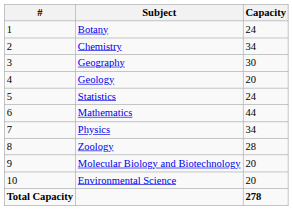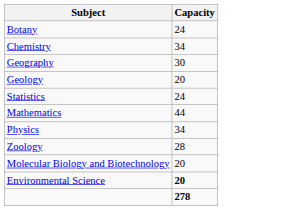- column: (40, 12)
(251, 180) normal -> (180, 180) bold
